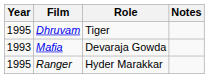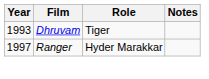(19, 30) 1995 -> (19, 30) 1993
- row: (49, 47)
(19, 64) 1995 -> (19, 47) 1997
